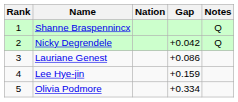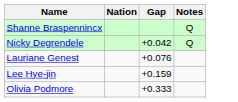- column: (18, 12)
(185, 58) +0.086 -> (156, 58) +0.076
(185, 89) +0.334 -> (156, 89) +0.333
